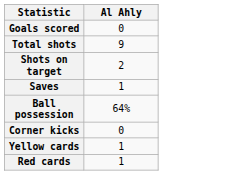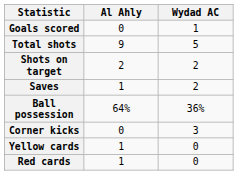+ column: (196, 12)
